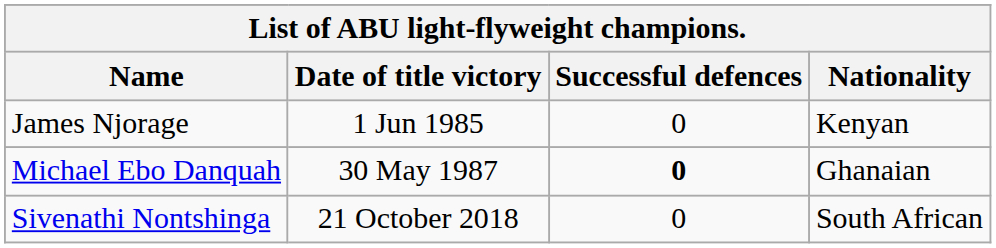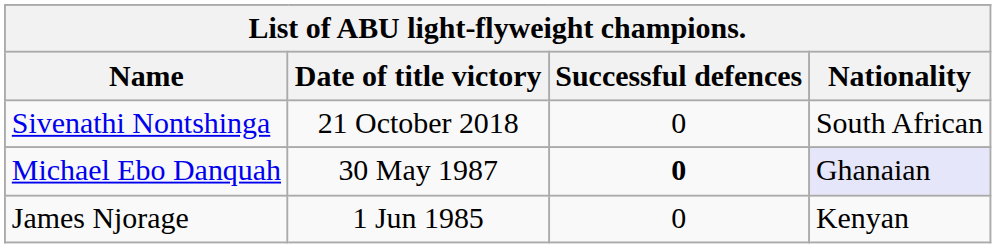rows swapped: (100, 123) <-> (141, 218)
(873, 170) no background -> (873, 170) lavender background
